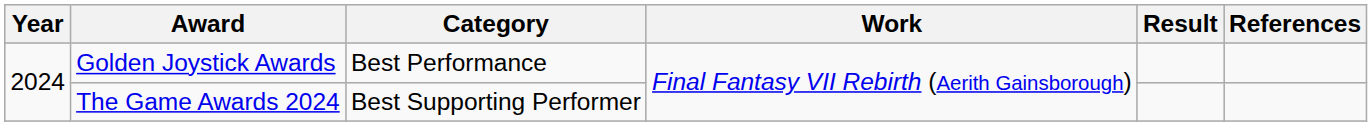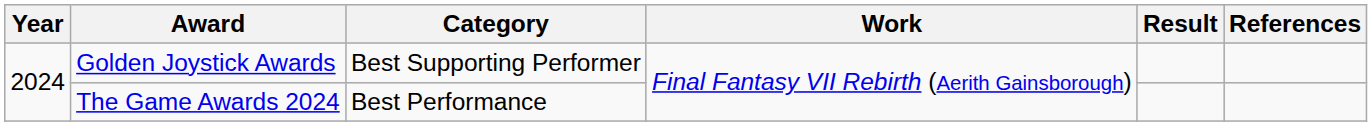(449, 62) Best Performance -> (496, 62) Best Supporting Performer
(496, 101) Best Supporting Performer -> (449, 101) Best Performance
